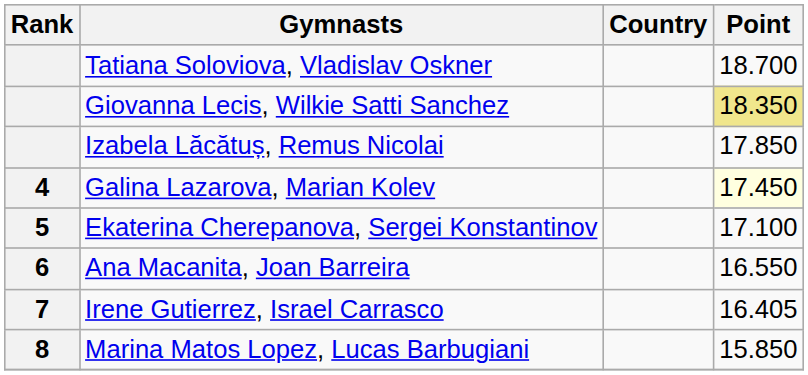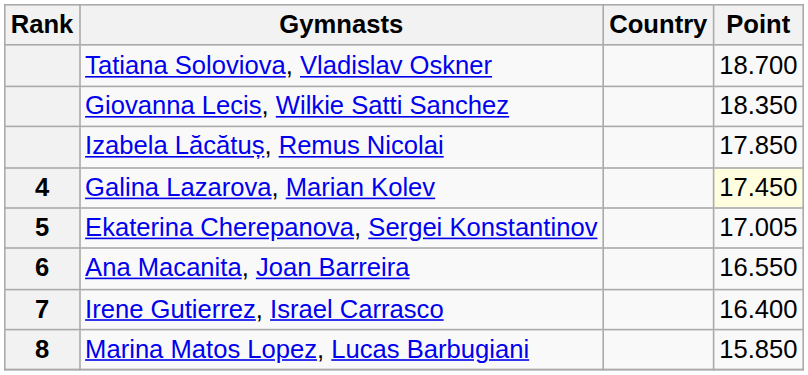(758, 106) khaki background -> (758, 106) no background
(758, 227) 17.100 -> (758, 227) 17.005
(758, 308) 16.405 -> (758, 308) 16.400
